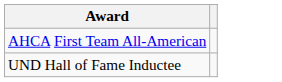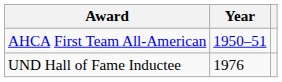+ column: (240, 16)
